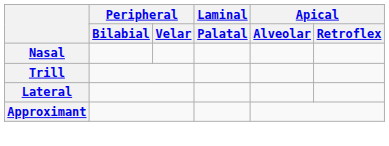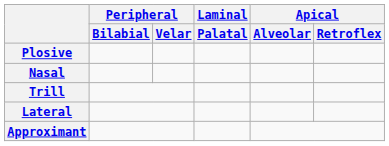+ row: (47, 53)
